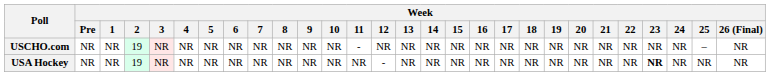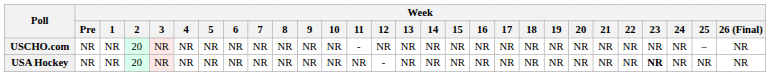(137, 46) 19 -> (137, 46) 20
(137, 63) 19 -> (137, 63) 20
